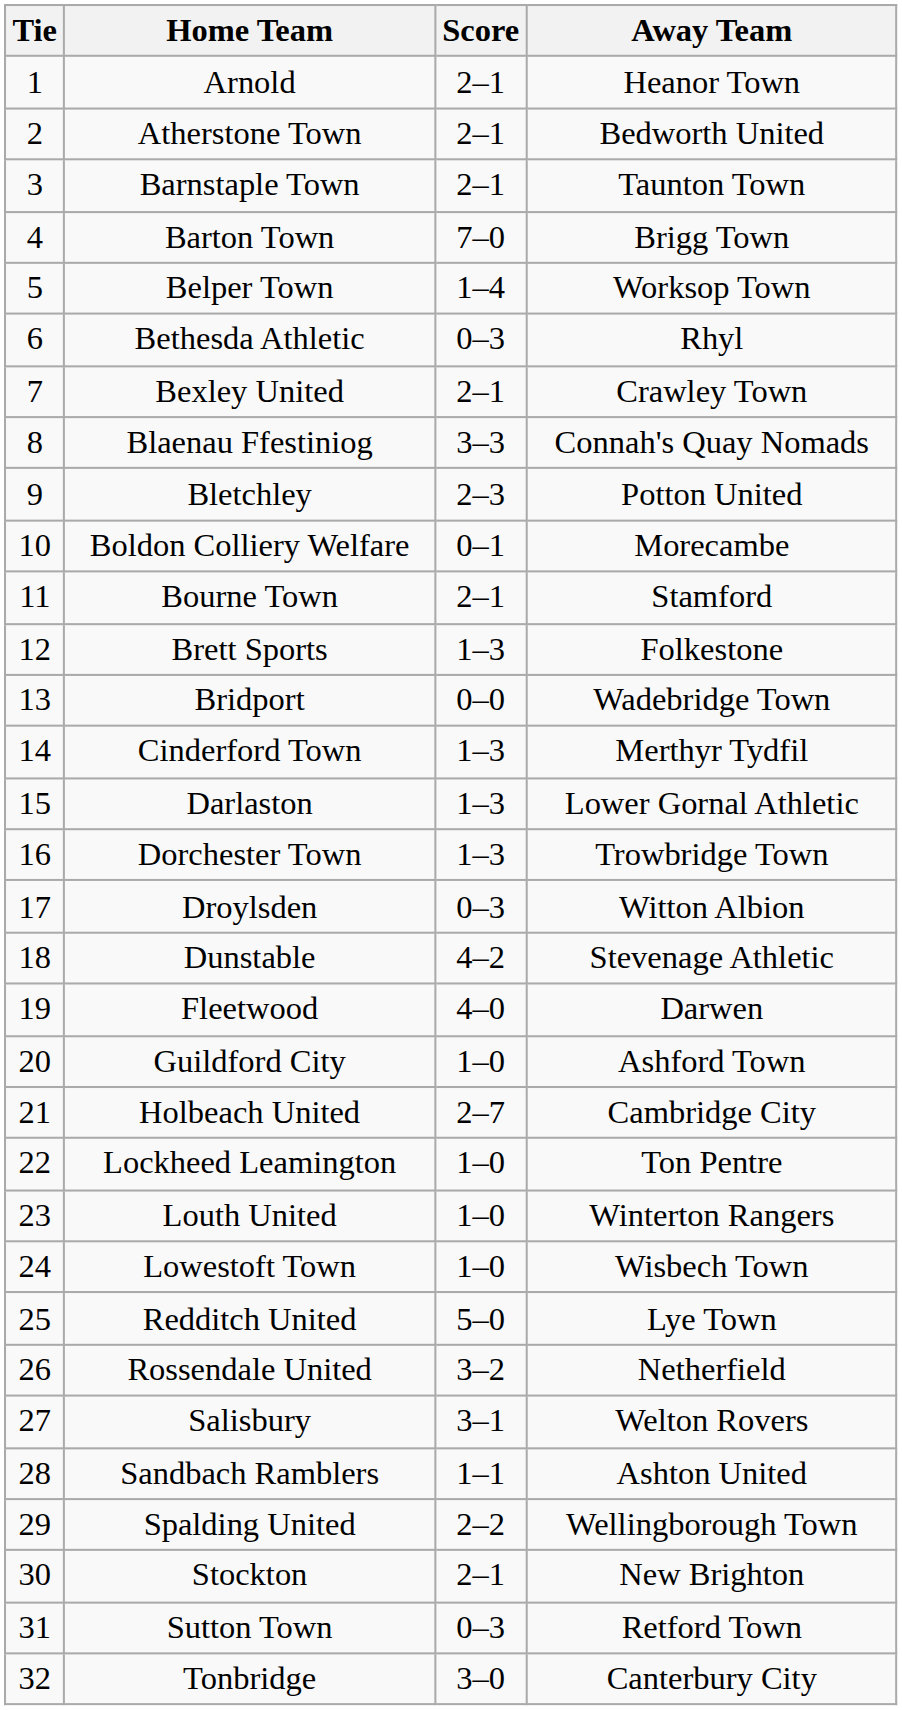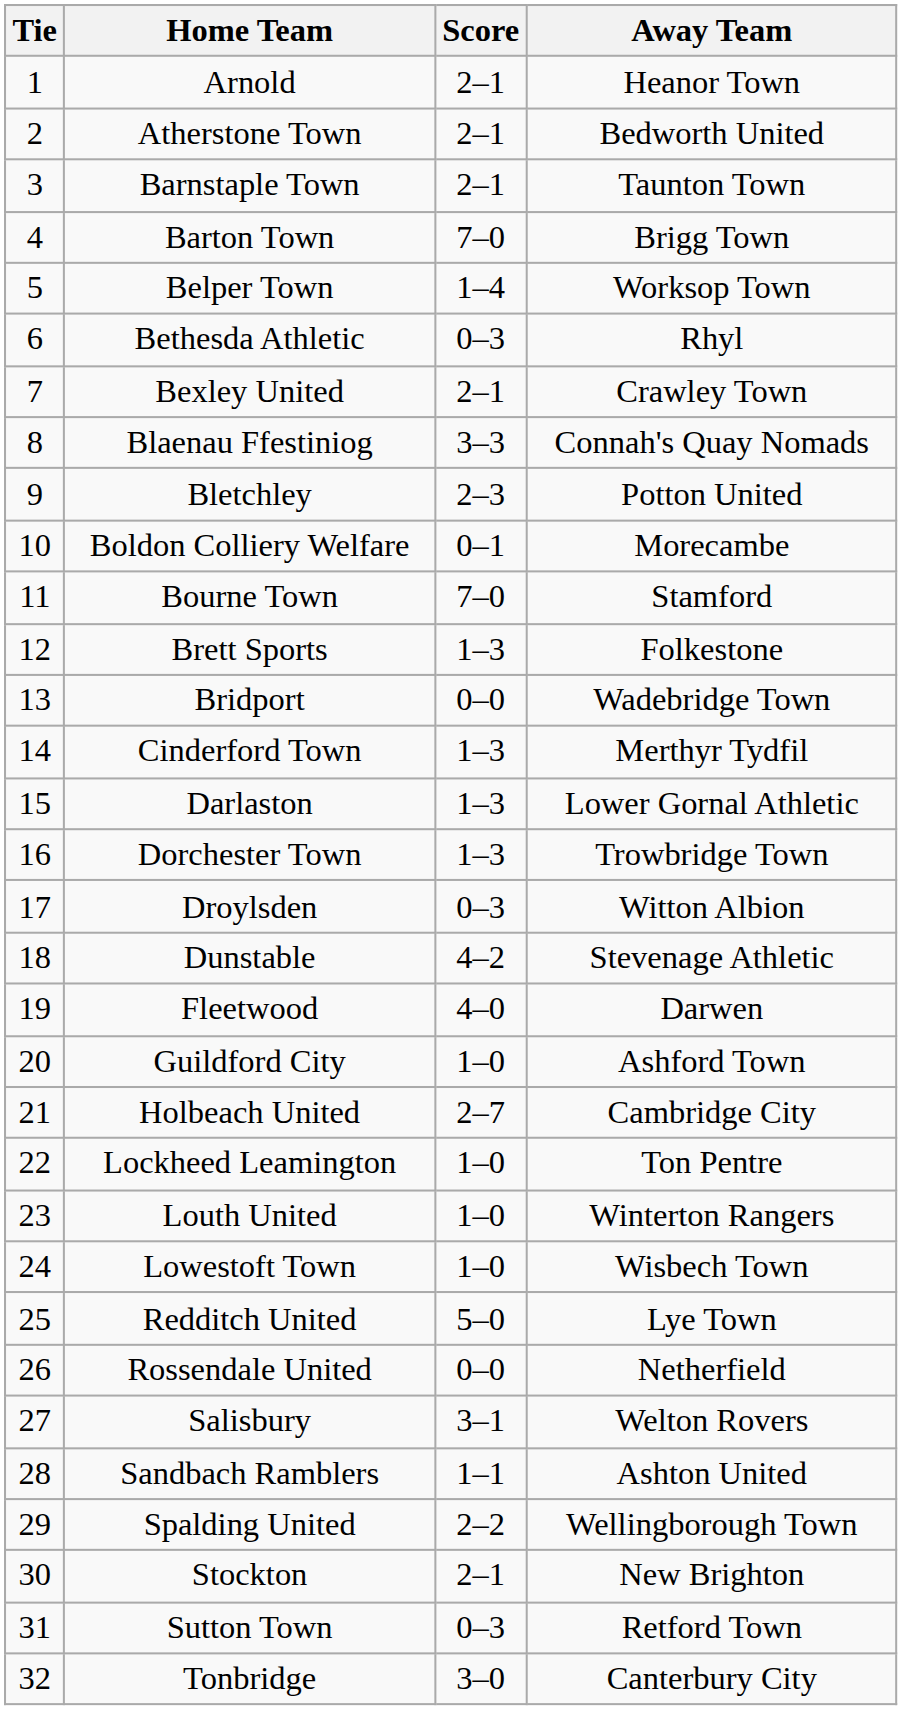(481, 596) 2–1 -> (481, 596) 7–0
(481, 1369) 3–2 -> (481, 1369) 0–0
